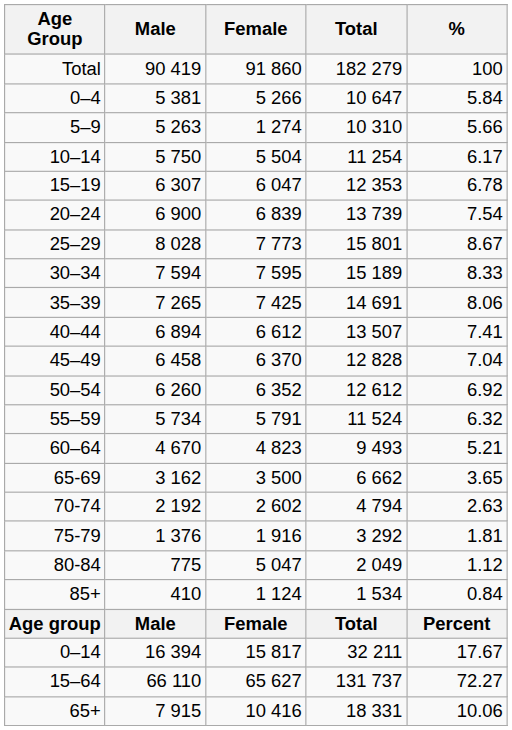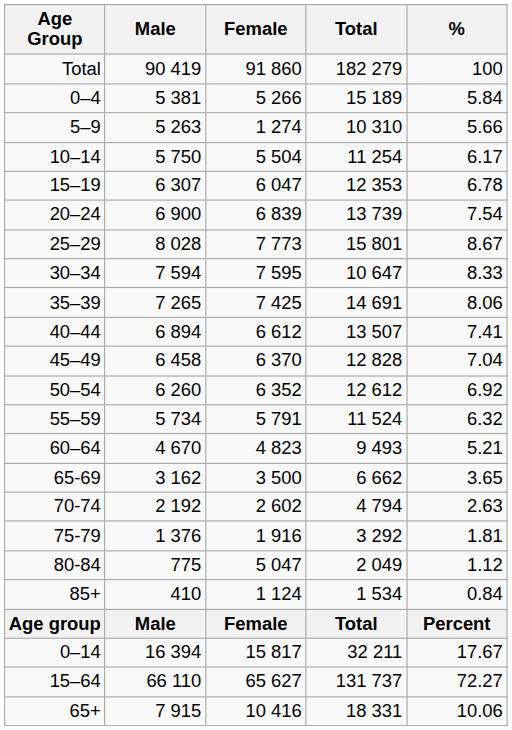(374, 98) 10 647 -> (374, 98) 15 189
(374, 273) 15 189 -> (374, 273) 10 647
